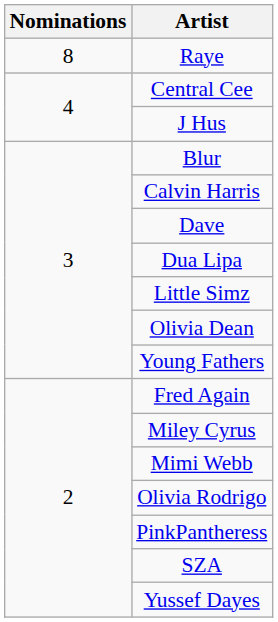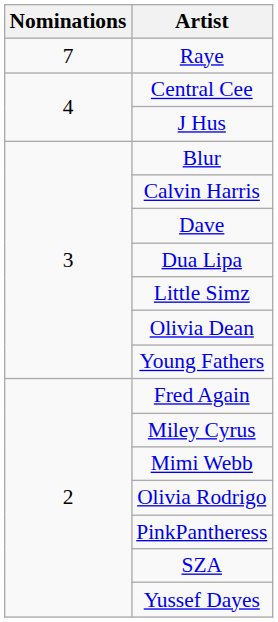(68, 55) 8 -> (68, 55) 7
